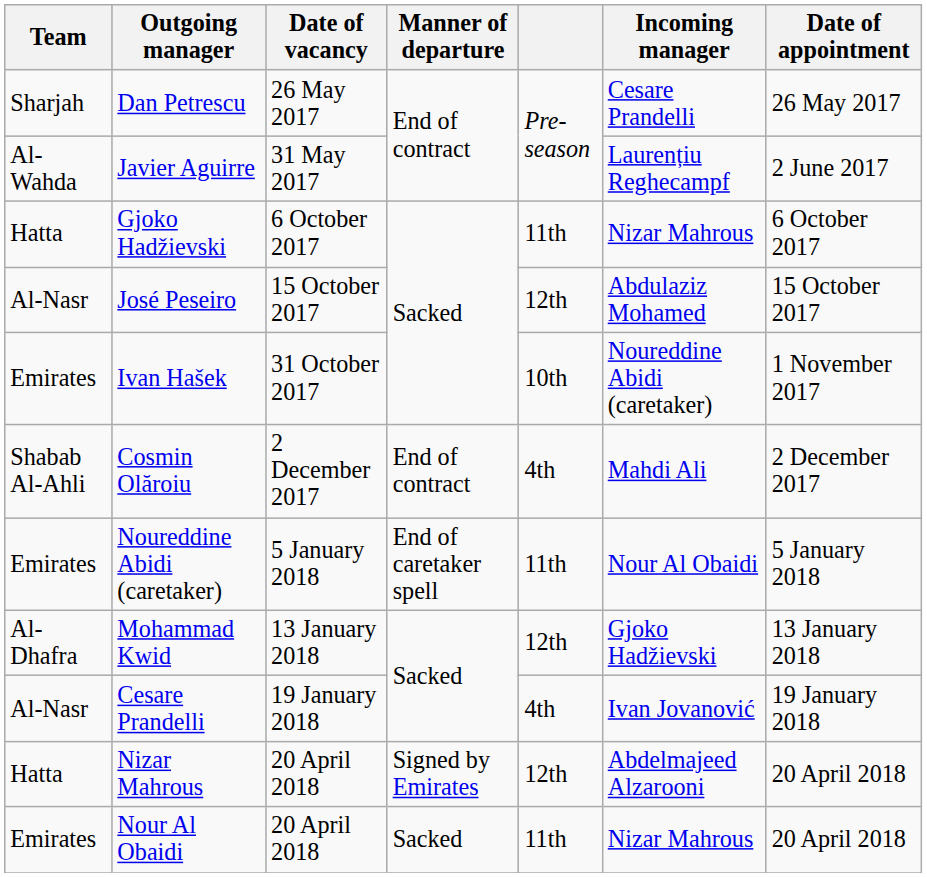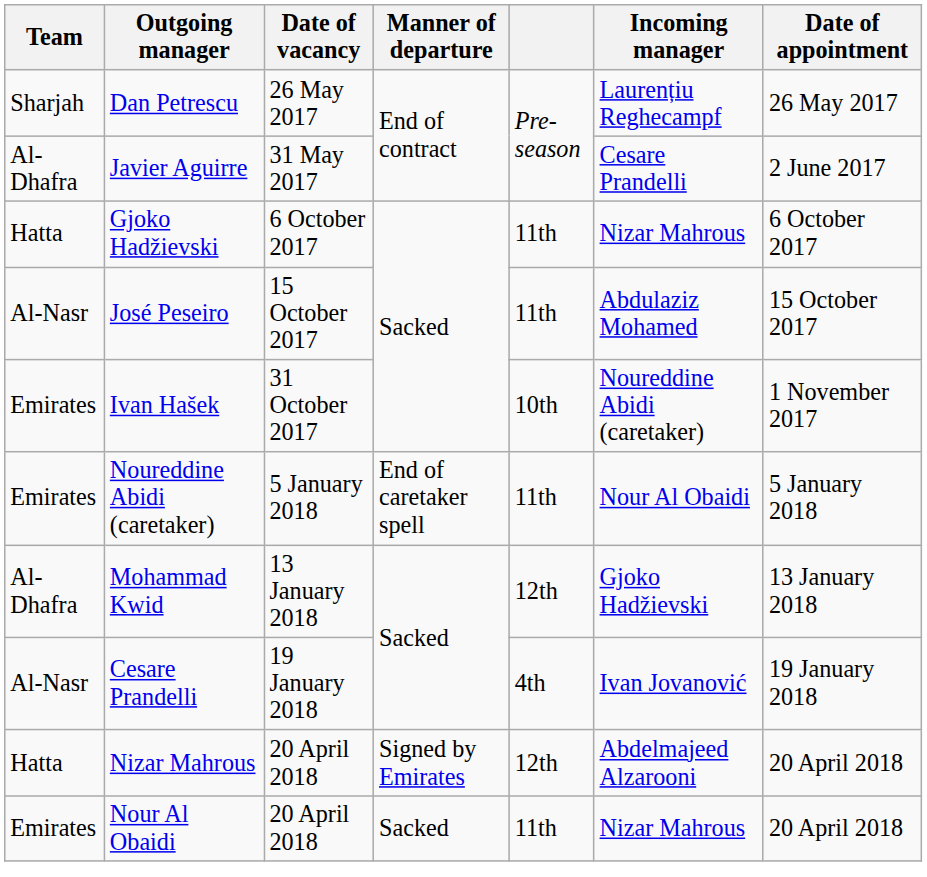(651, 102) Cesare Prandelli -> (661, 102) Laurențiu Reghecampf
(44, 168) Al-Wahda -> (44, 168) Al-Dhafra
(669, 168) Laurențiu Reghecampf -> (643, 168) Cesare Prandelli
(546, 299) 12th -> (536, 312) 11th
- row: (155, 470)
